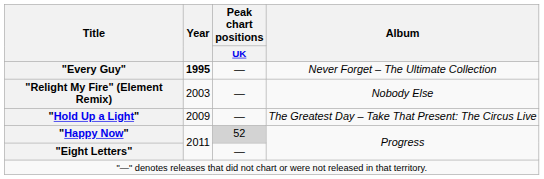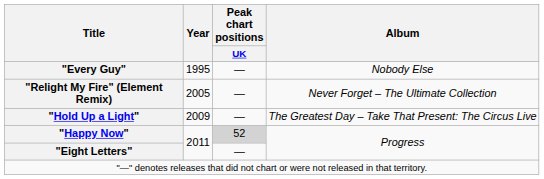(198, 70) bold -> (198, 70) normal
(403, 70) Never Forget – The Ultimate Collection -> (403, 70) Nobody Else
(198, 93) 2003 -> (198, 93) 2005
(403, 93) Nobody Else -> (403, 93) Never Forget – The Ultimate Collection
